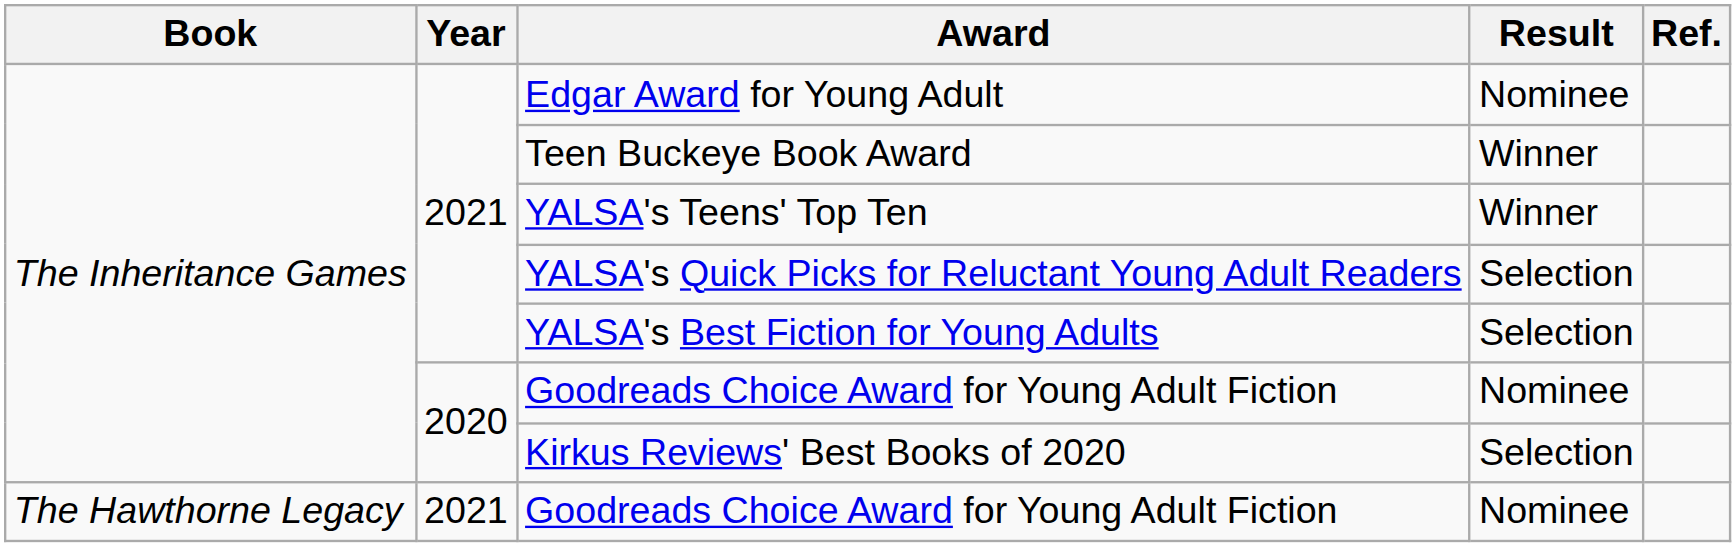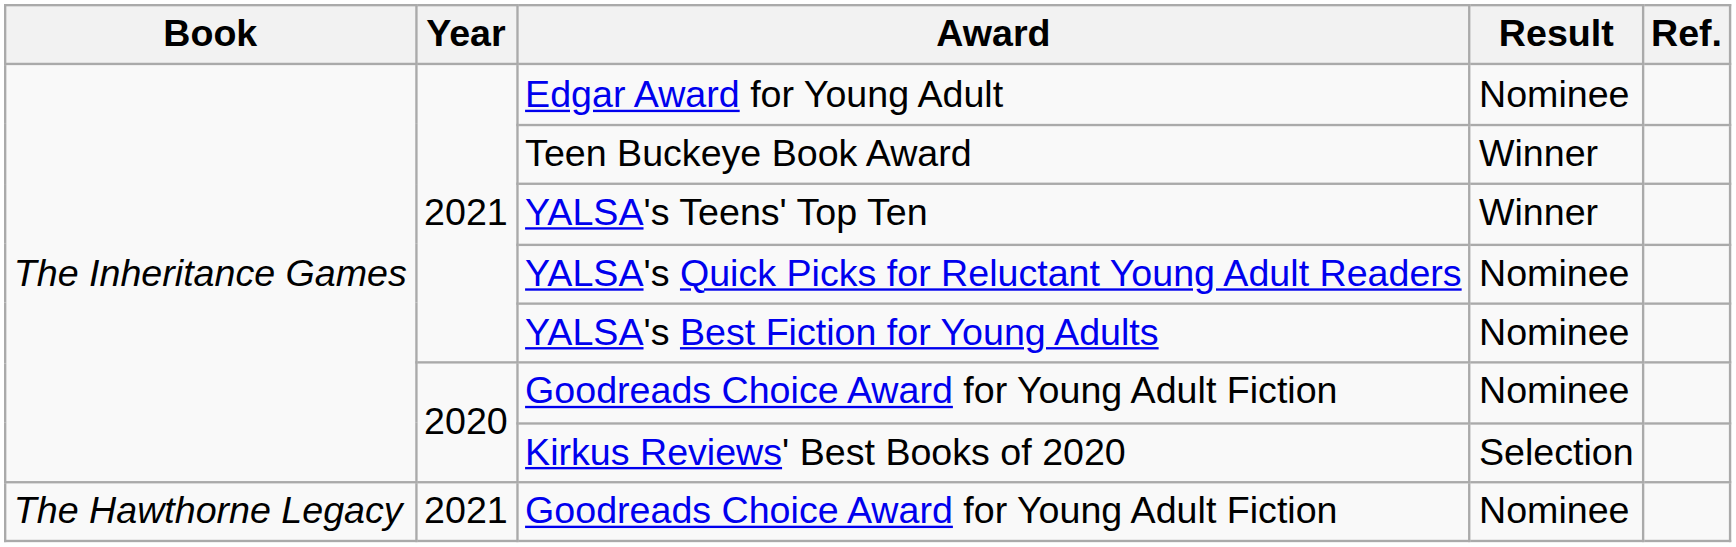(1556, 272) Selection -> (1554, 272) Nominee
(1556, 332) Selection -> (1554, 332) Nominee
